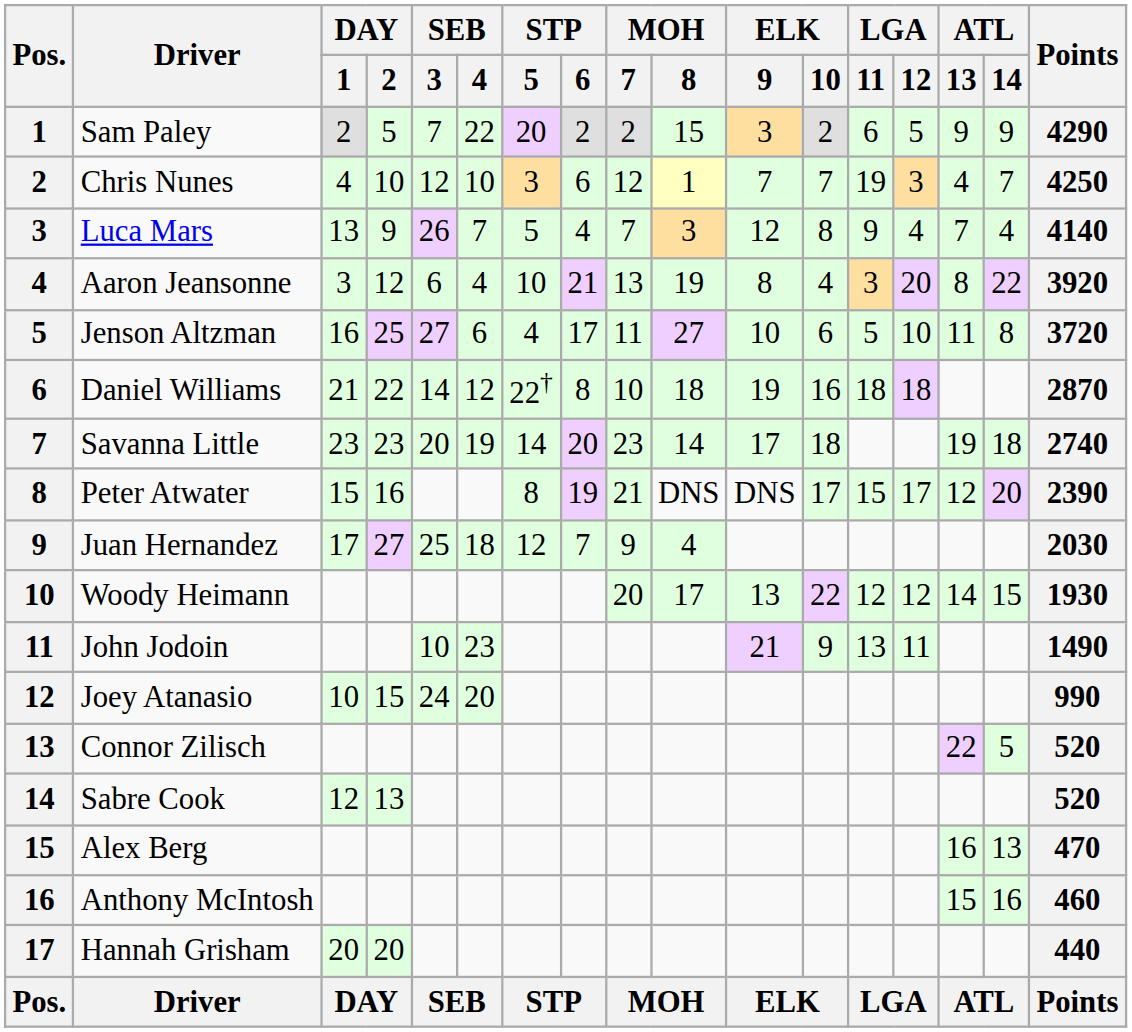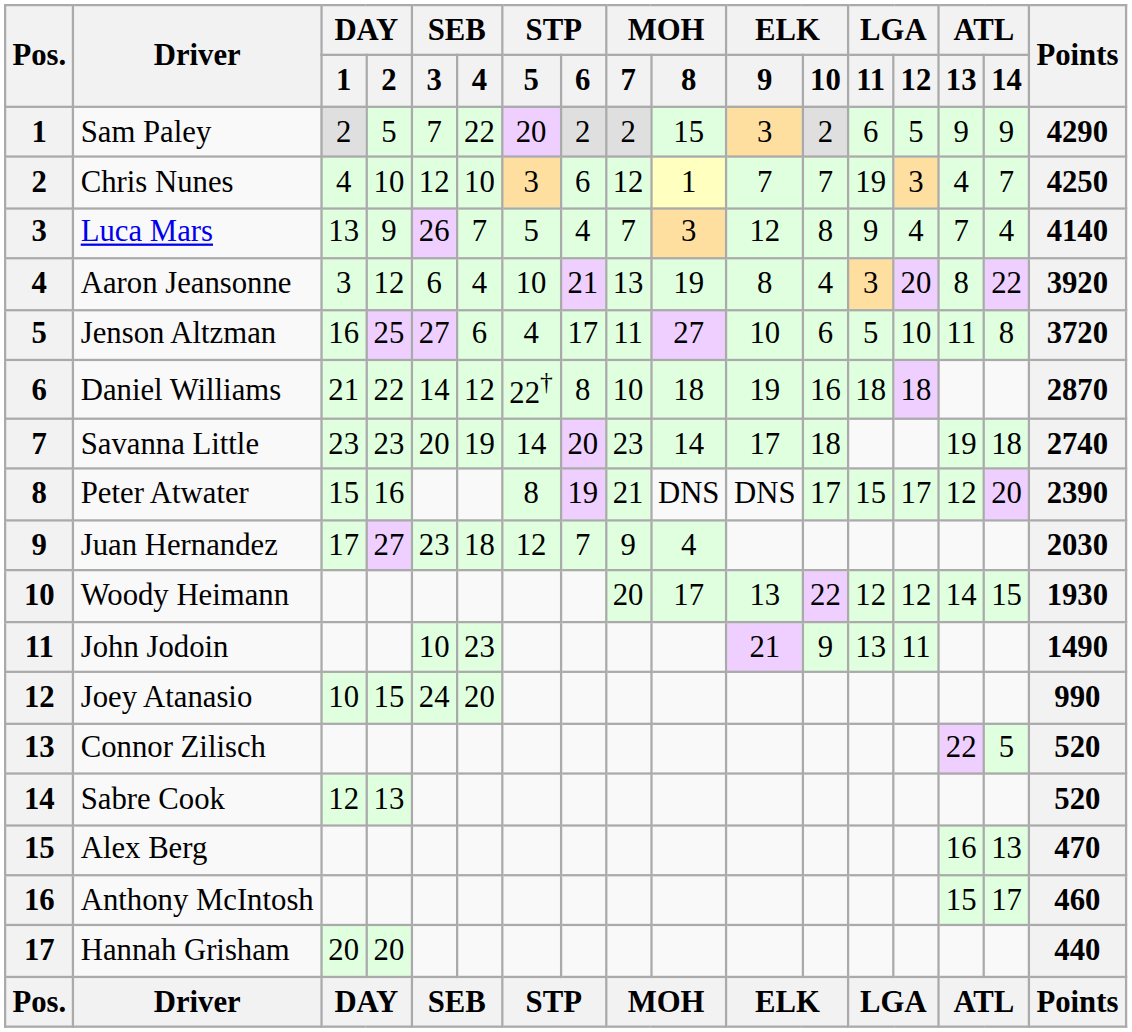(434, 544) 25 -> (434, 544) 23
(1006, 899) 16 -> (1006, 899) 17
